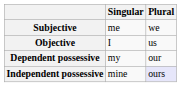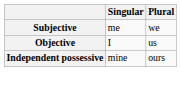- row: (55, 58)
(157, 74) lavender background -> (157, 58) no background
